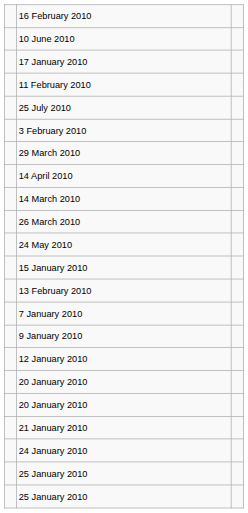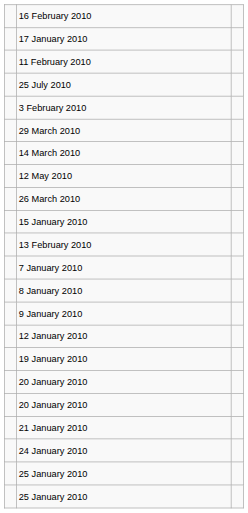- row: (10, 39)
- row: (10, 176)
+ row: (10, 176)
- row: (10, 245)
+ row: (10, 290)
+ row: (10, 359)
